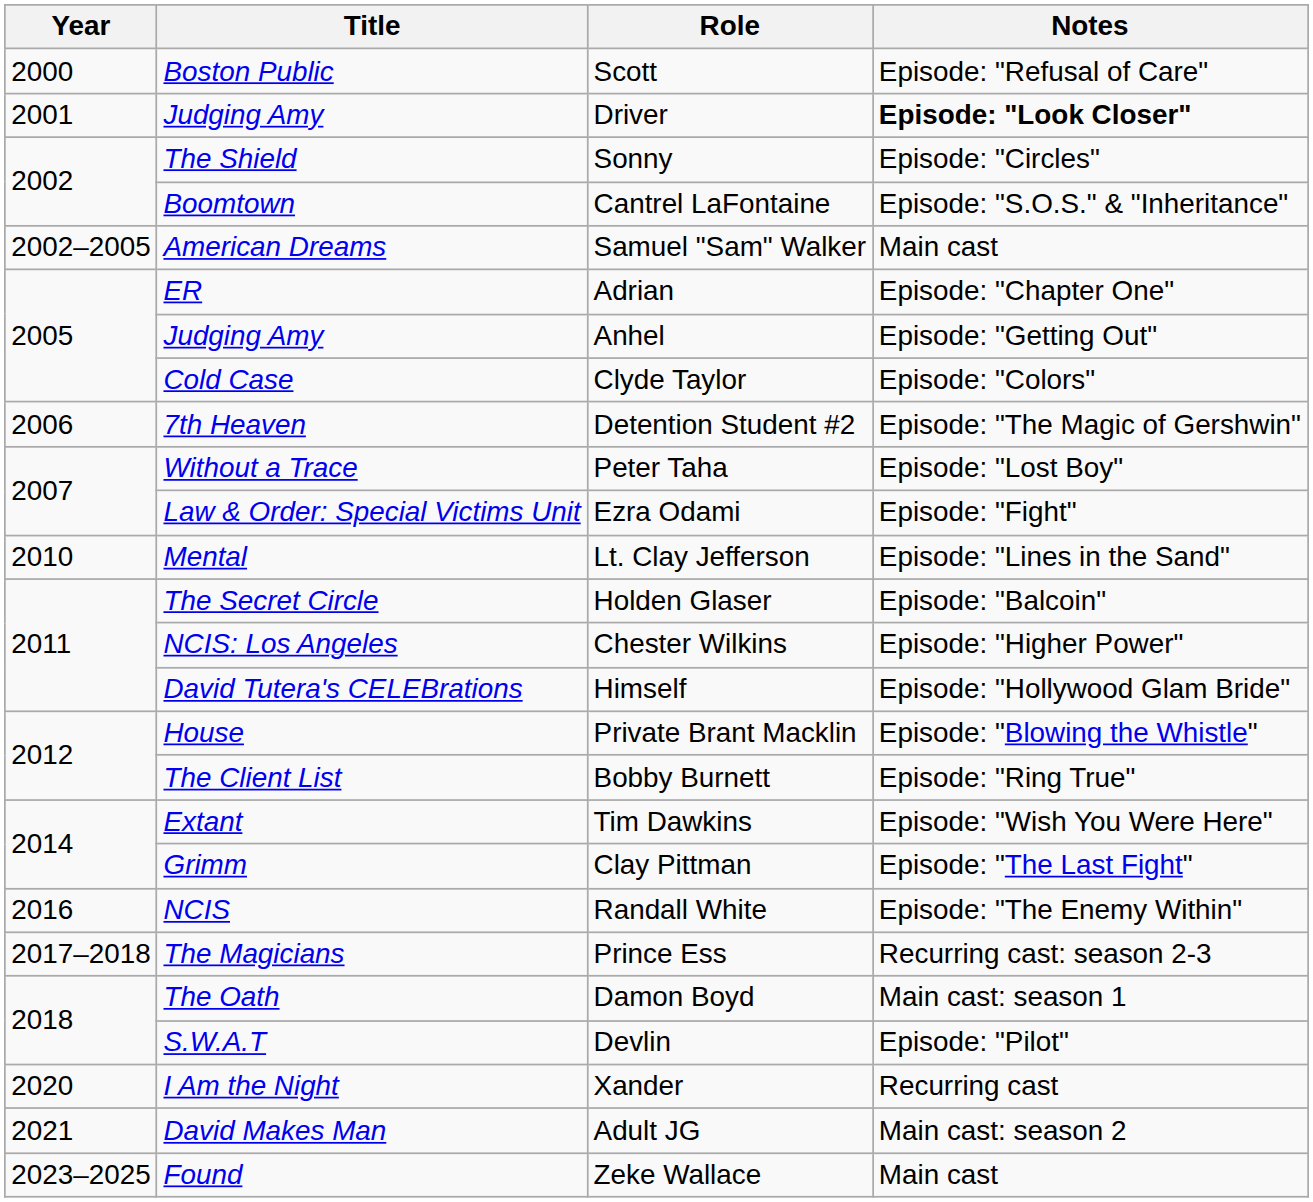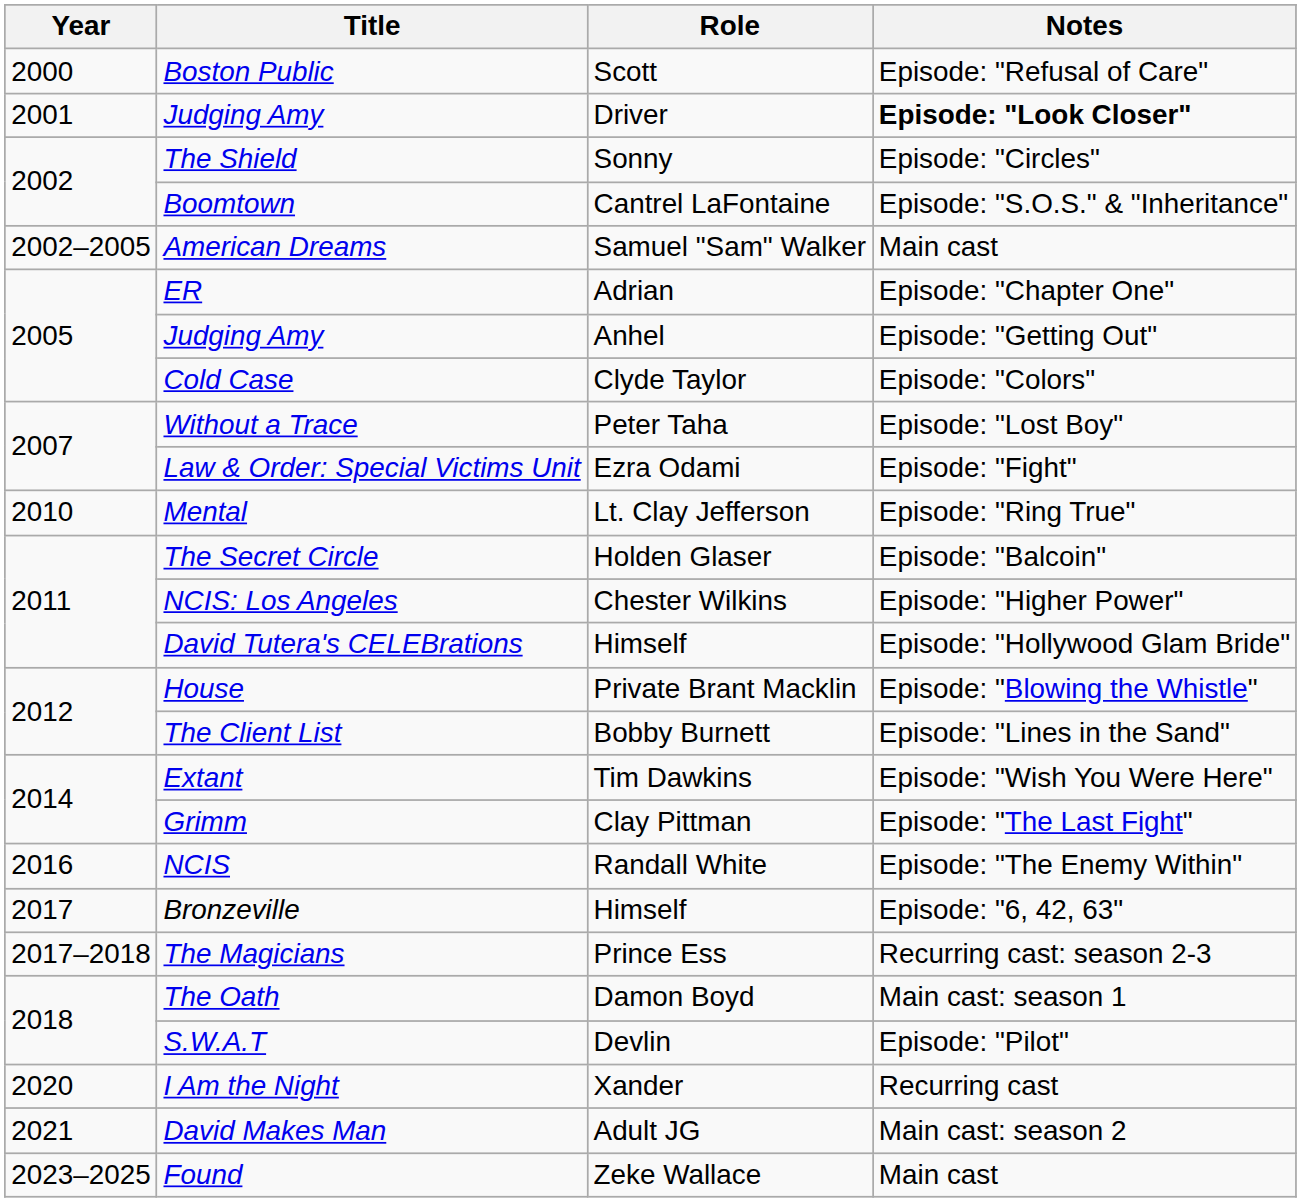- row: (235, 423)
(1054, 556) Episode: "Lines in the Sand" -> (1007, 512) Episode: "Ring True"
(1007, 777) Episode: "Ring True" -> (1054, 733) Episode: "Lines in the Sand"
+ row: (232, 909)
